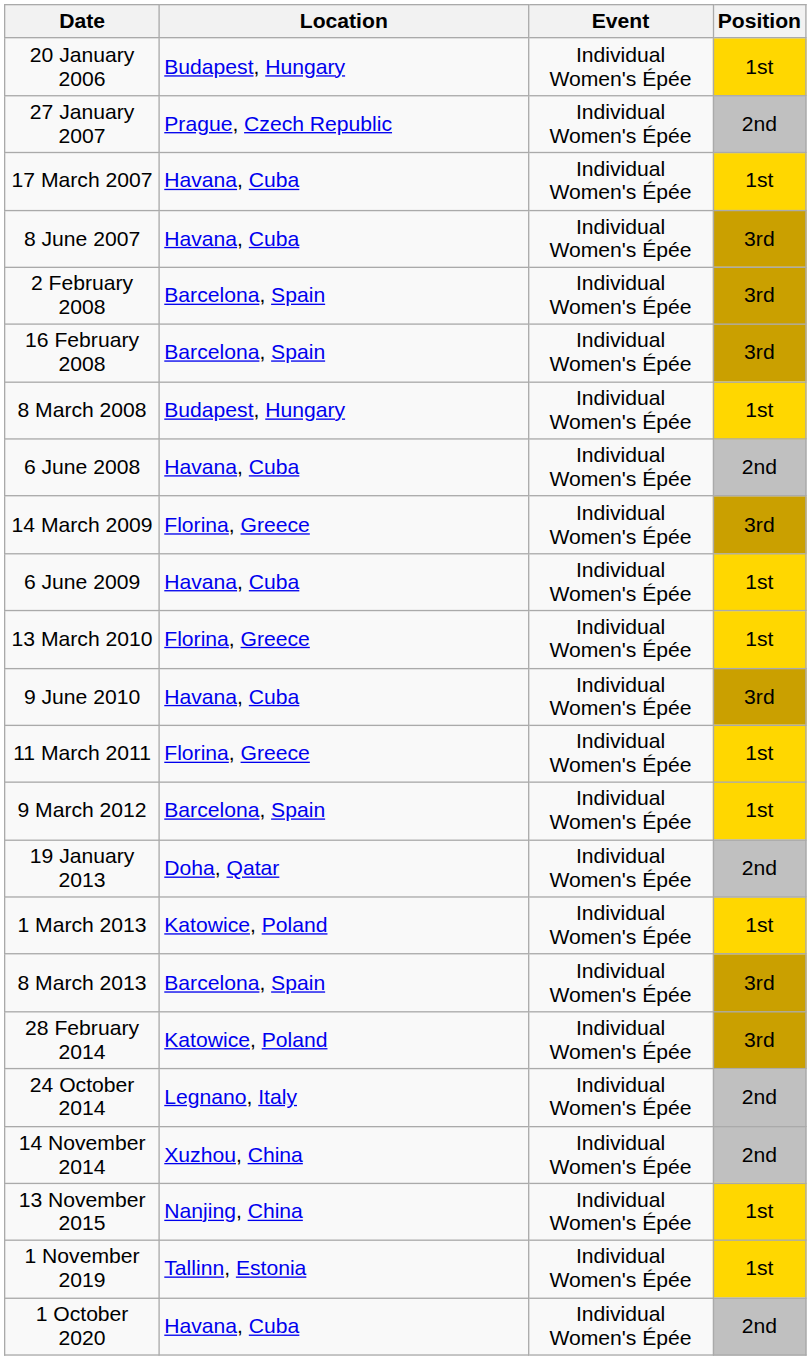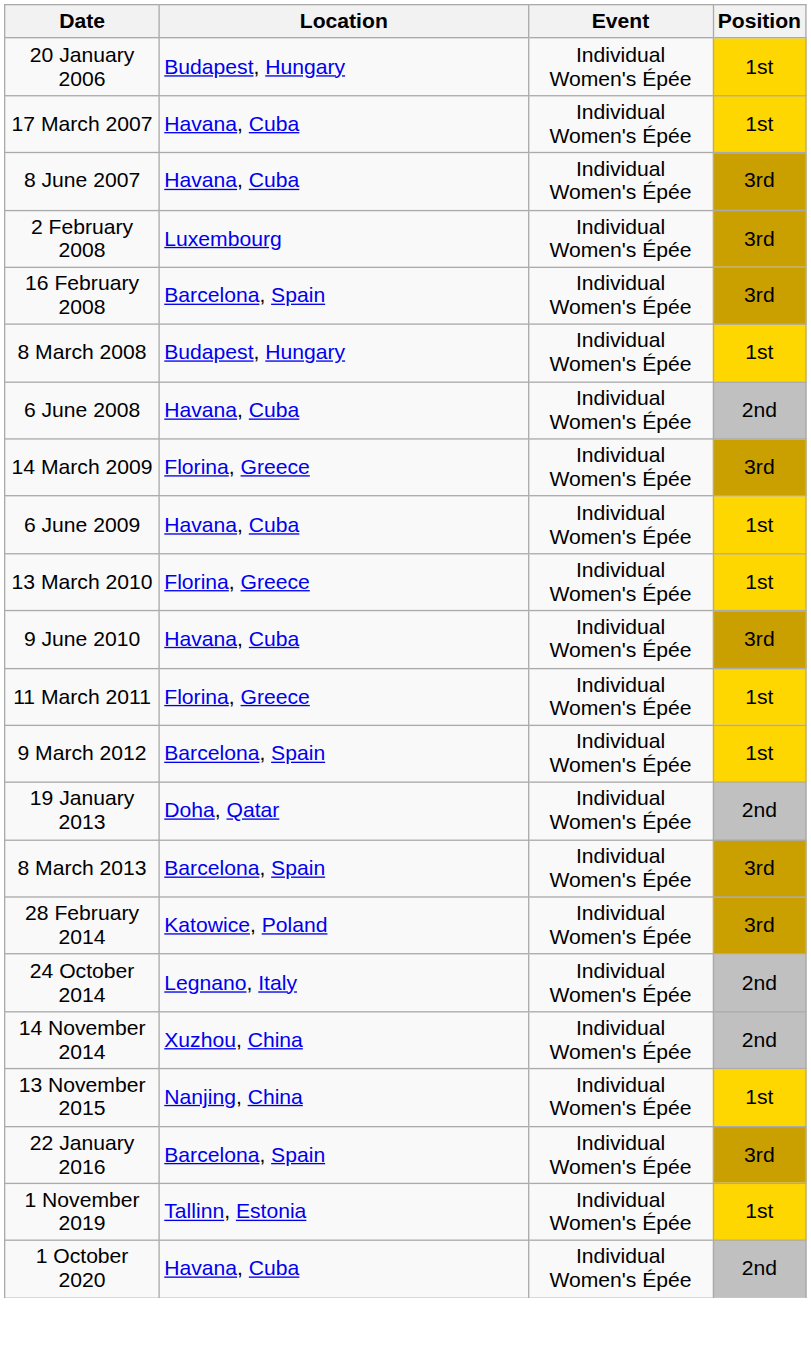- row: (82, 123)
(245, 295) Barcelona, Spain -> (223, 238) Luxembourg
- row: (82, 925)
+ row: (82, 1154)
